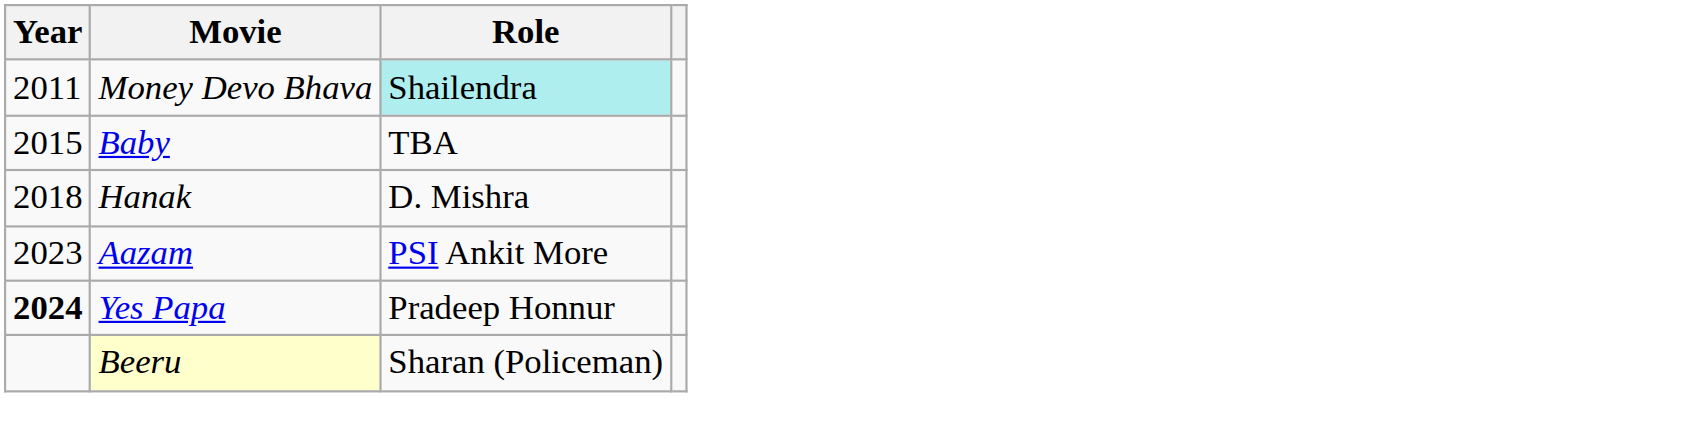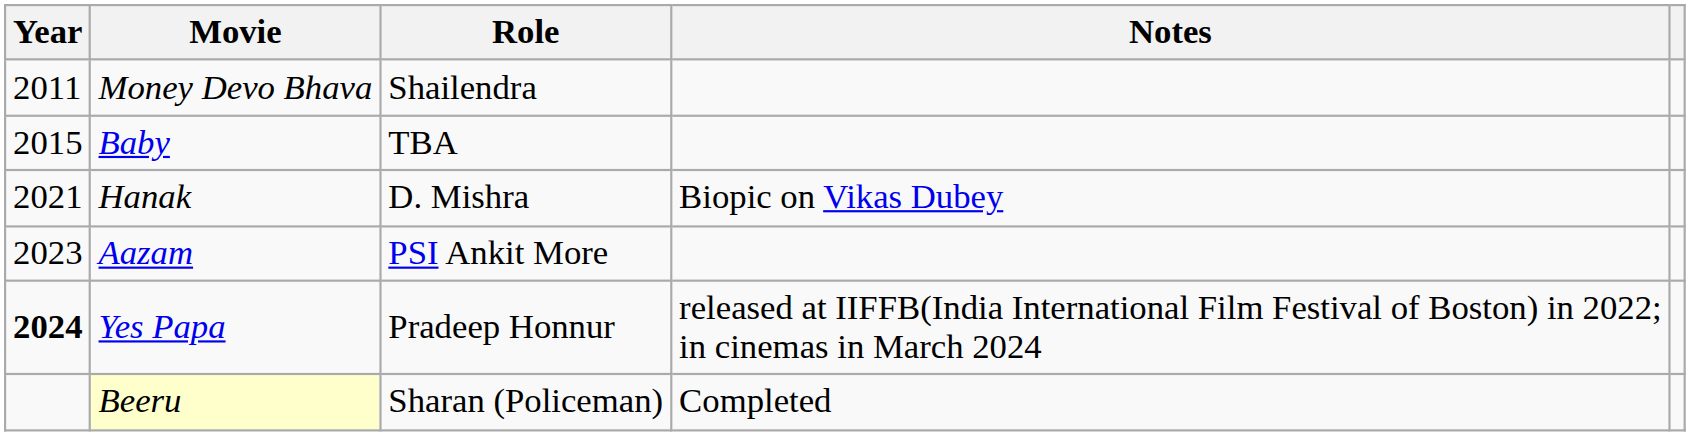+ column: (1170, 32)
(463, 87) paleturquoise background -> (463, 87) no background
(48, 197) 2018 -> (48, 197) 2021
